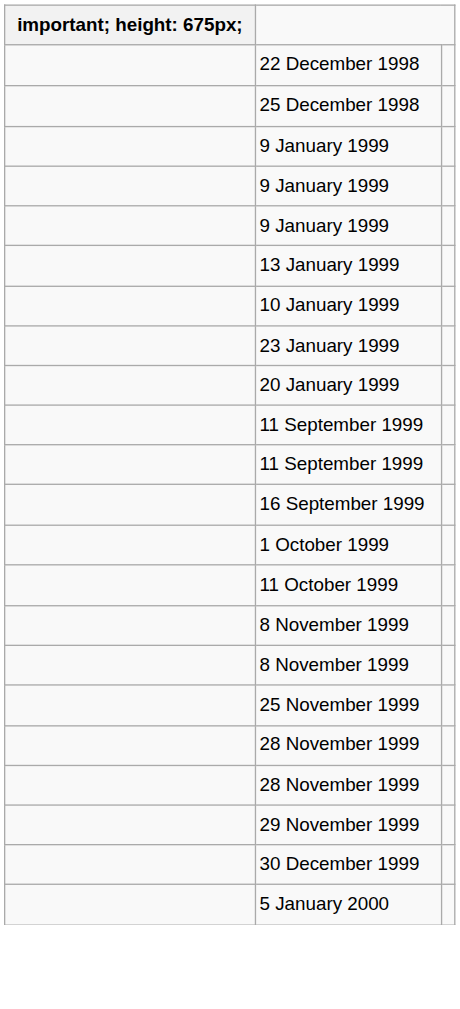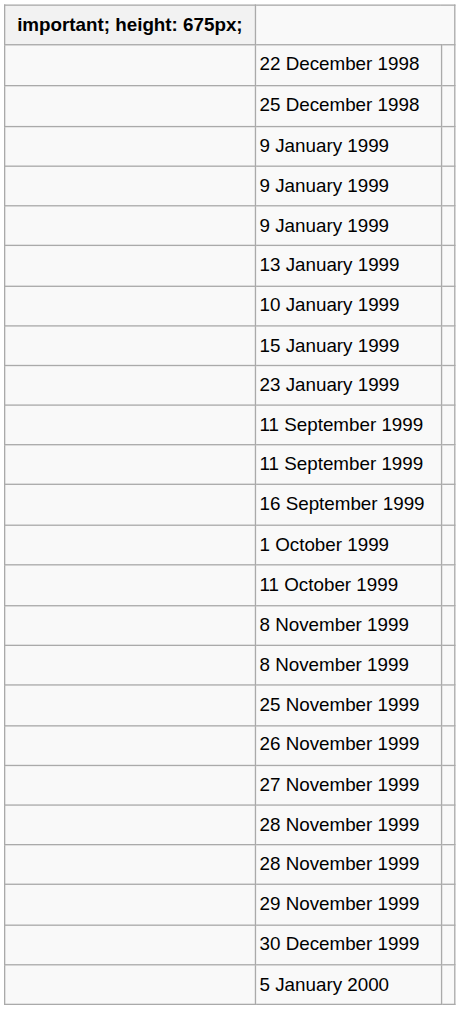+ row: (130, 345)
- row: (130, 385)
+ row: (130, 745)
+ row: (130, 785)
